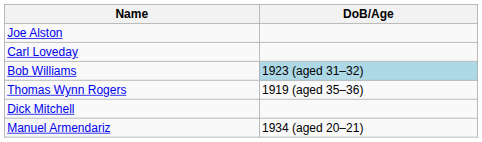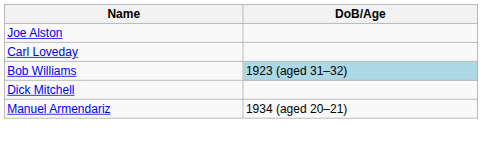- row: (67, 90)
